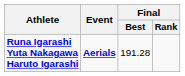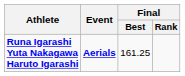(135, 53) 191.28 -> (135, 53) 161.25
